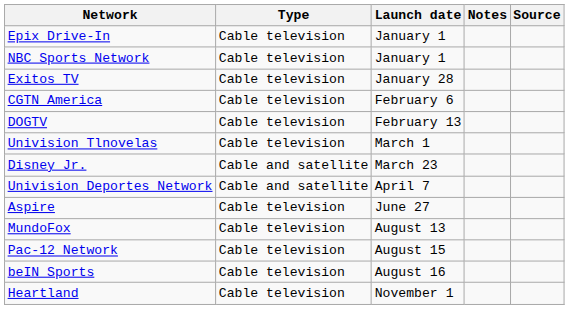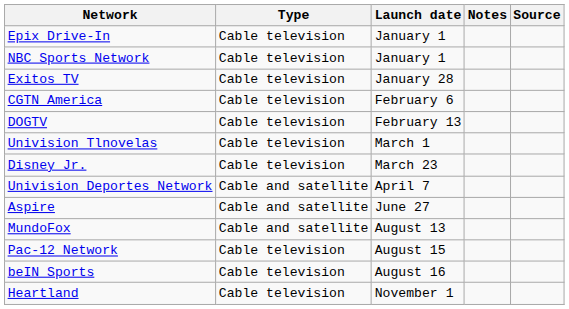(294, 165) Cable and satellite -> (282, 165) Cable television
(282, 208) Cable television -> (294, 208) Cable and satellite
(282, 229) Cable television -> (294, 229) Cable and satellite
